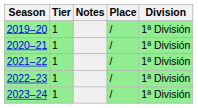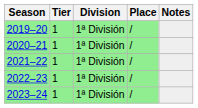columns swapped: (166, 12) <-> (90, 12)
